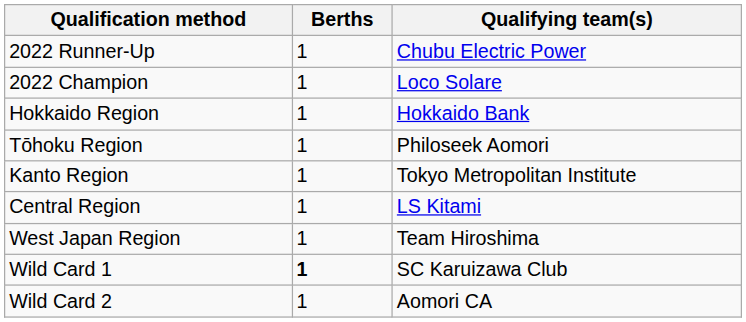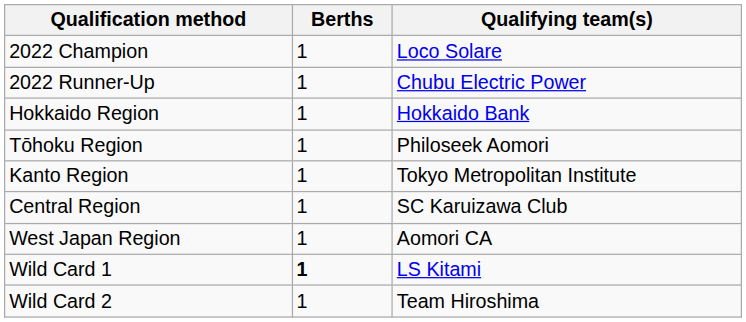rows swapped: (79, 82) <-> (82, 51)
(439, 207) LS Kitami -> (482, 207) SC Karuizawa Club
(468, 238) Team Hiroshima -> (444, 238) Aomori CA
(482, 269) SC Karuizawa Club -> (439, 269) LS Kitami
(444, 301) Aomori CA -> (468, 301) Team Hiroshima
